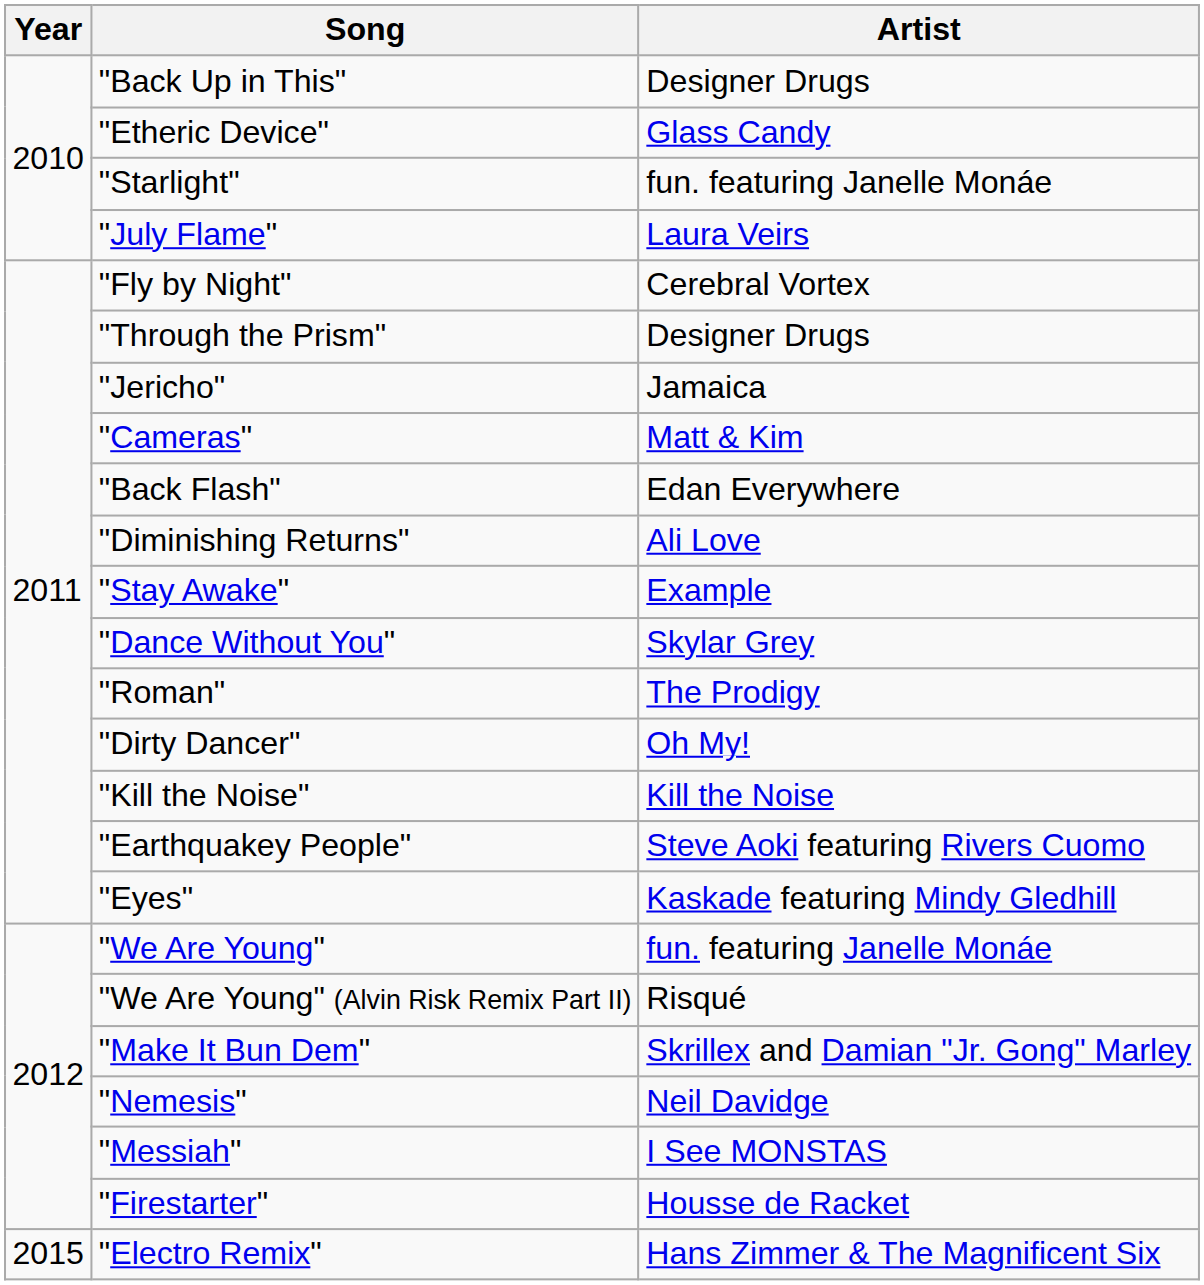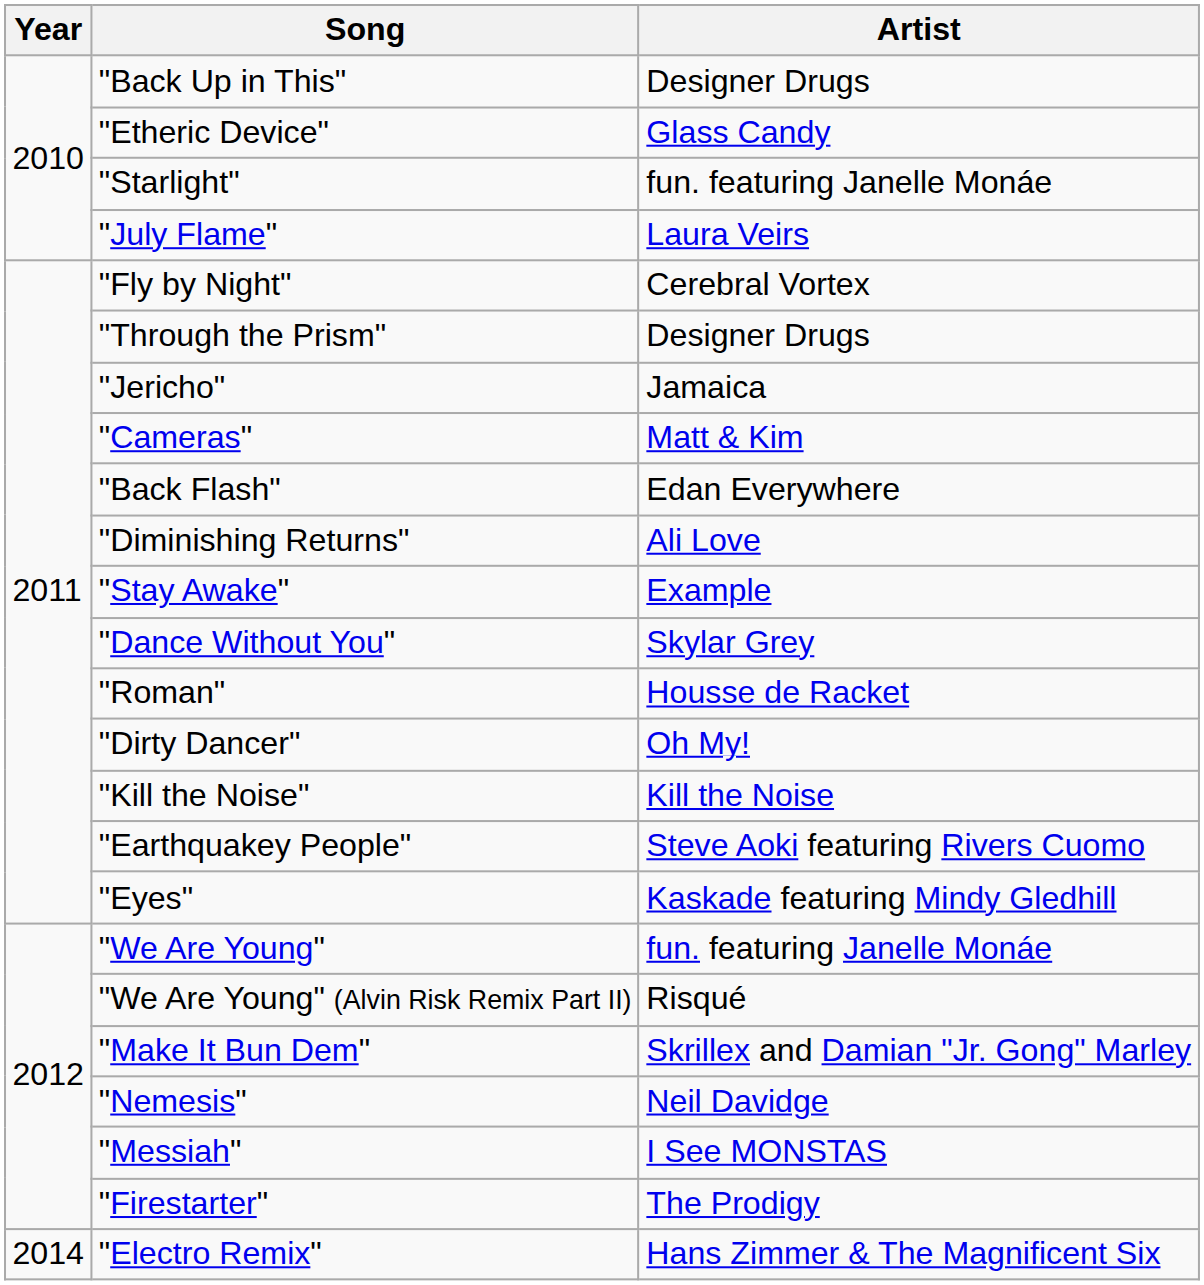(733, 693) The Prodigy -> (778, 693) Housse de Racket
(778, 1203) Housse de Racket -> (733, 1203) The Prodigy
(48, 1254) 2015 -> (48, 1254) 2014
